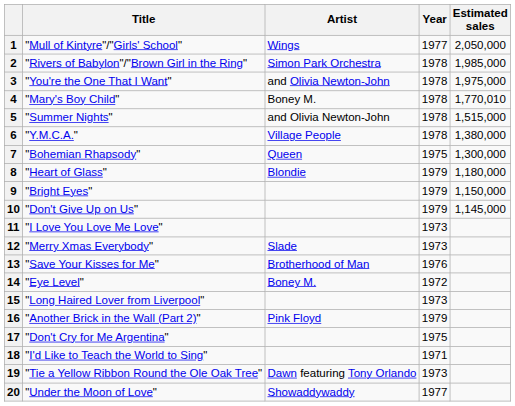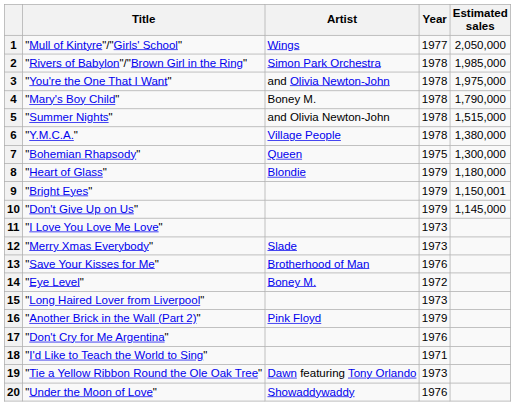(480, 99) 1,770,010 -> (480, 99) 1,790,000
(480, 191) 1,150,000 -> (480, 191) 1,150,001
(435, 337) 1975 -> (435, 337) 1976
(435, 391) 1977 -> (435, 391) 1976
